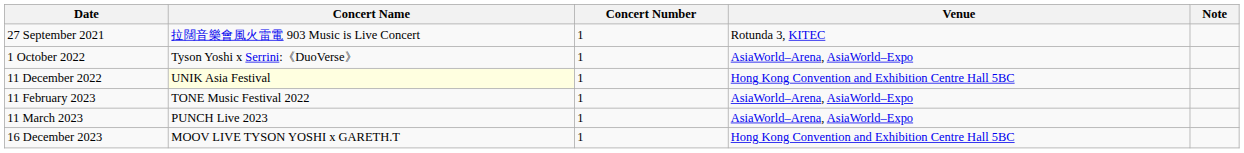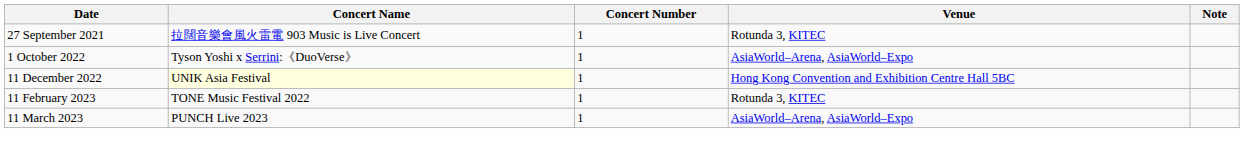(822, 98) AsiaWorld–Arena, AsiaWorld–Expo -> (778, 98) Rotunda 3, KITEC
- row: (55, 137)
